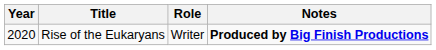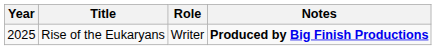(21, 34) 2020 -> (21, 34) 2025
